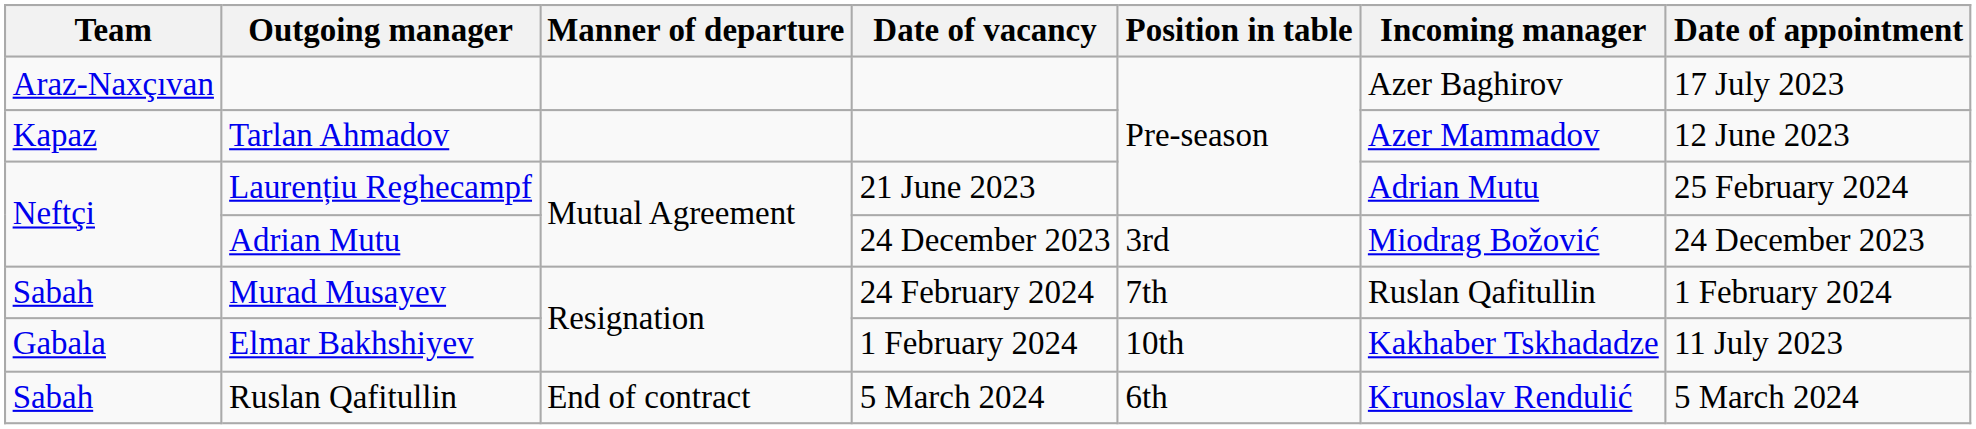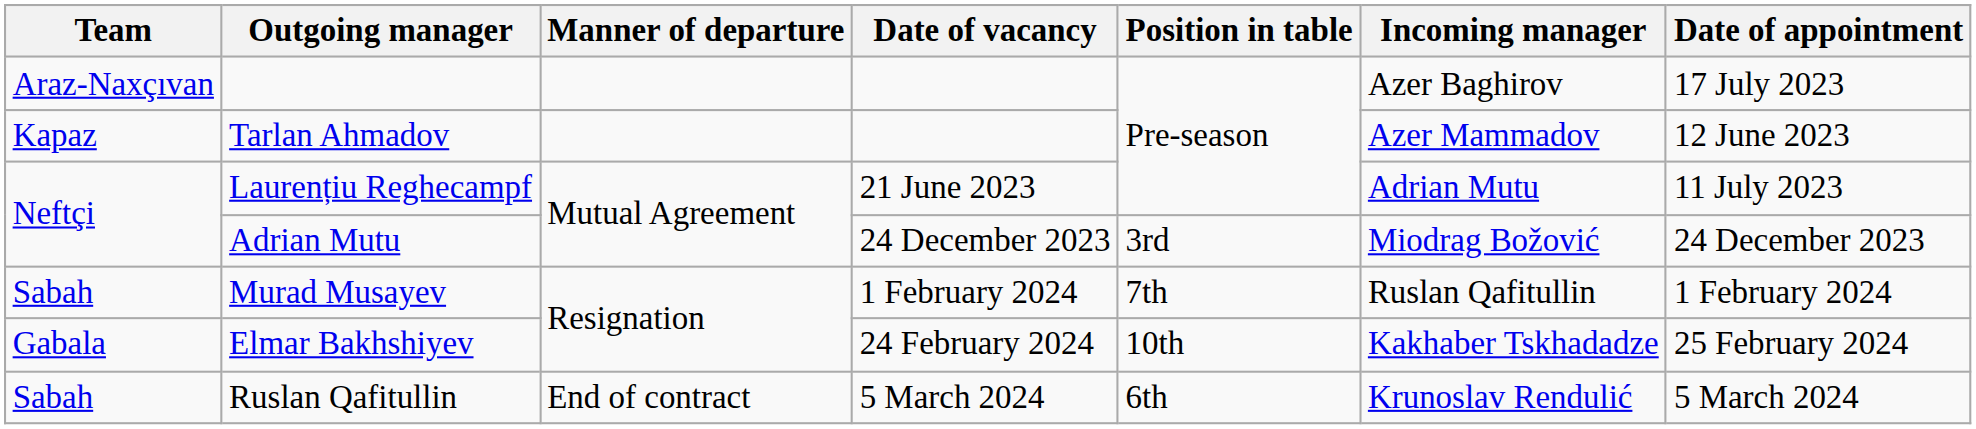(1791, 187) 25 February 2024 -> (1758, 187) 11 July 2023
(977, 291) 24 February 2024 -> (969, 291) 1 February 2024
(969, 344) 1 February 2024 -> (977, 344) 24 February 2024
(1758, 344) 11 July 2023 -> (1791, 344) 25 February 2024
